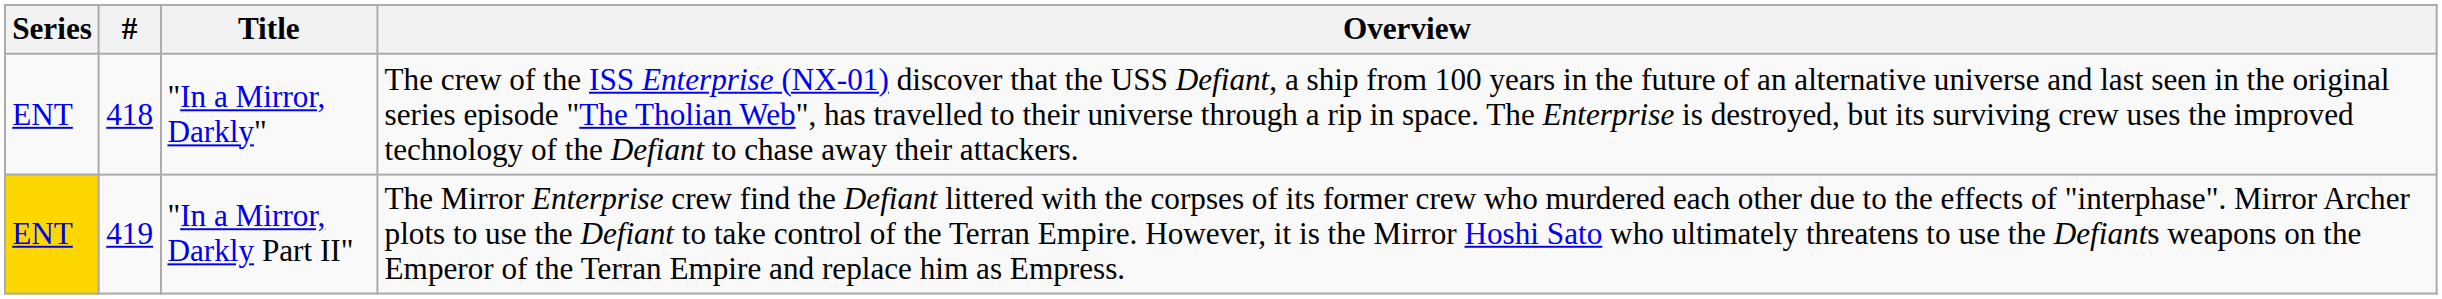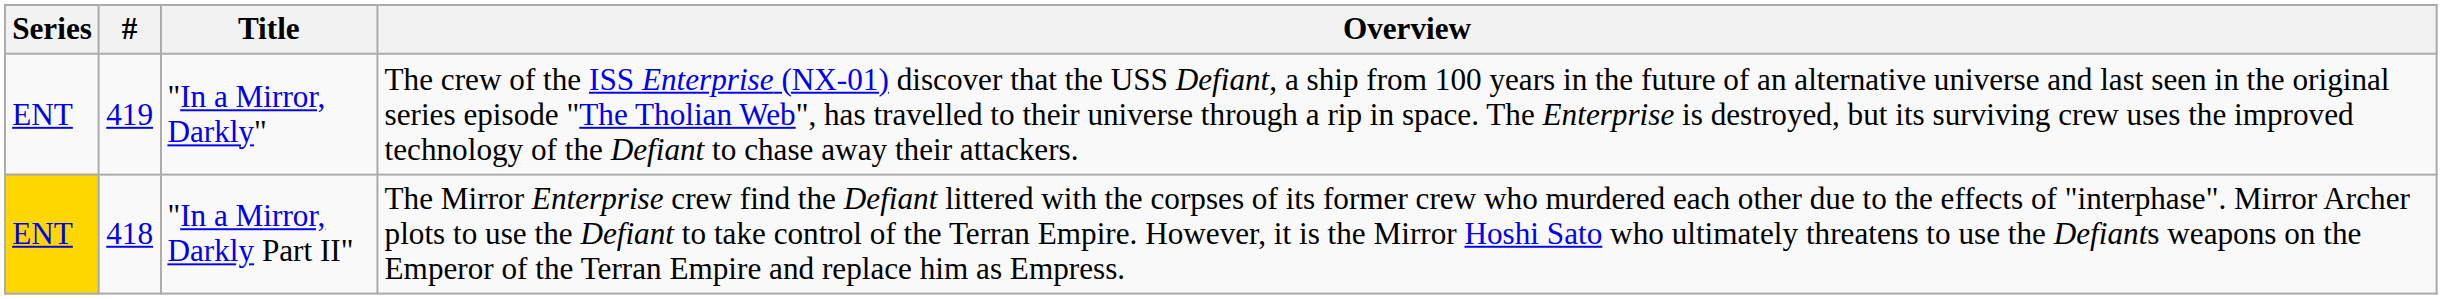(130, 113) 418 -> (130, 113) 419
(130, 233) 419 -> (130, 233) 418
